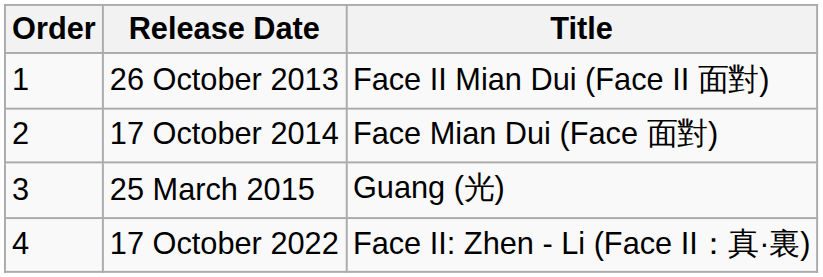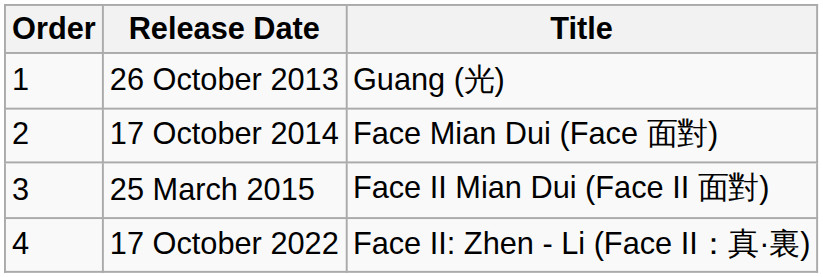(561, 79) Face II Mian Dui (Face II 面對) -> (429, 79) Guang (光)
(429, 188) Guang (光) -> (561, 188) Face II Mian Dui (Face II 面對)
